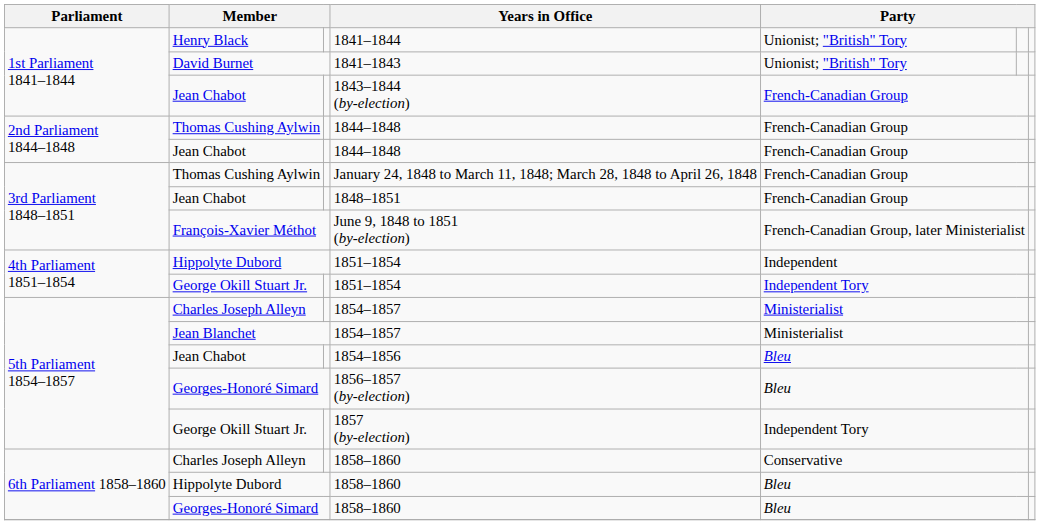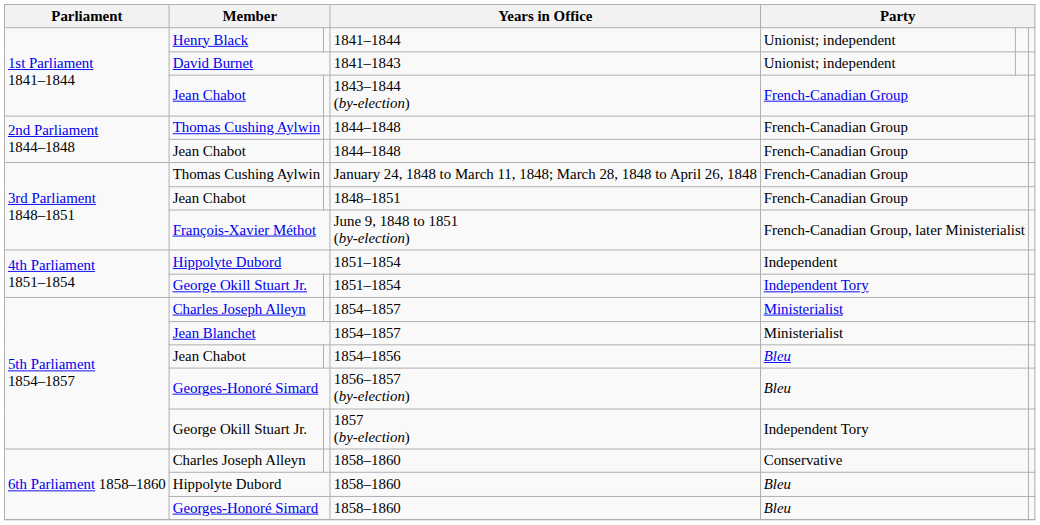(835, 39) Unionist; "British" Tory -> (830, 39) Unionist; independent
(835, 63) Unionist; "British" Tory -> (830, 63) Unionist; independent
